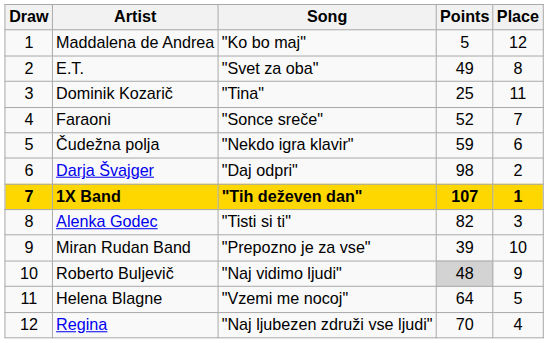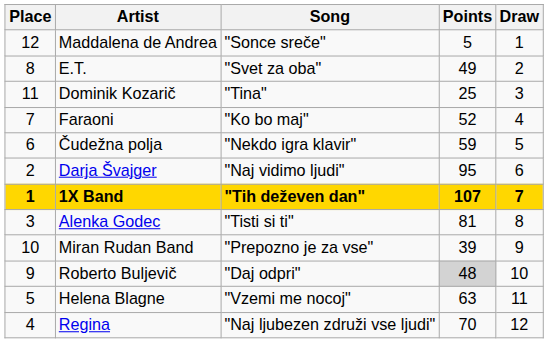columns swapped: (29, 17) <-> (518, 17)
(264, 42) "Ko bo maj" -> (275, 42) "Sonce sreče"
(272, 119) "Sonce sreče" -> (267, 119) "Ko bo maj"
(260, 171) "Daj odpri" -> (284, 171) "Naj vidimo ljudi"
(465, 171) 98 -> (467, 171) 95
(465, 222) 82 -> (467, 222) 81
(282, 273) "Naj vidimo ljudi" -> (262, 273) "Daj odpri"
(465, 299) 64 -> (467, 299) 63
